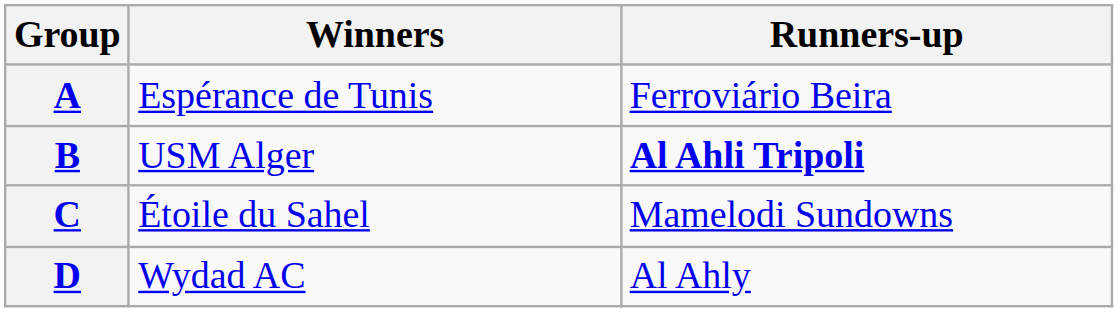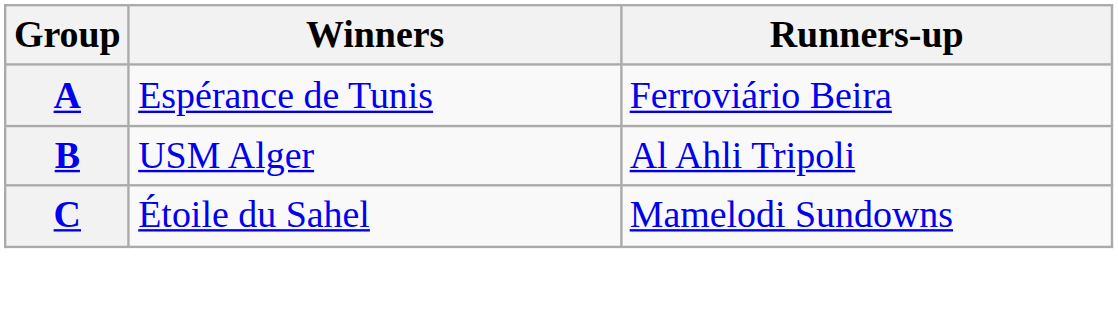(747, 154) bold -> (742, 154) normal
- row: (67, 275)
